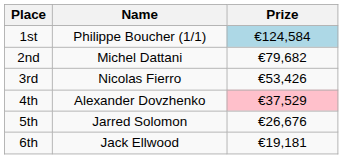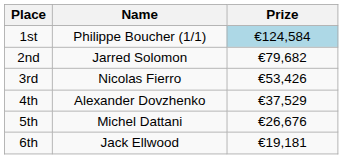(140, 57) Michel Dattani -> (140, 57) Jarred Solomon
(282, 100) pink background -> (282, 100) no background
(140, 121) Jarred Solomon -> (140, 121) Michel Dattani
